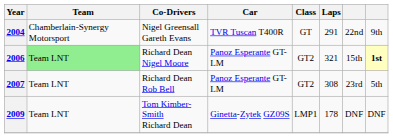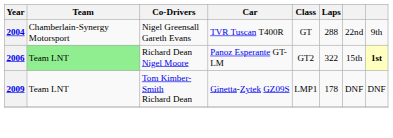(331, 32) 291 -> (331, 32) 288
(331, 58) 321 -> (331, 58) 322
- row: (16, 84)
